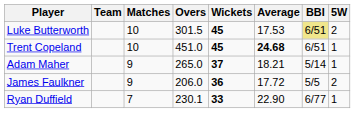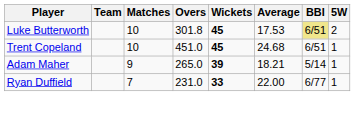(189, 30) 301.5 -> (189, 30) 301.8
(271, 47) bold -> (271, 47) normal
(217, 64) 37 -> (217, 64) 39
- row: (46, 82)
(189, 99) 230.1 -> (189, 82) 231.0
(271, 99) 22.90 -> (271, 82) 22.00
